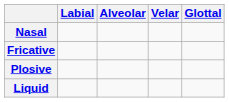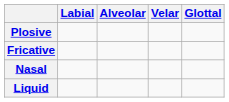rows swapped: (31, 69) <-> (31, 32)
